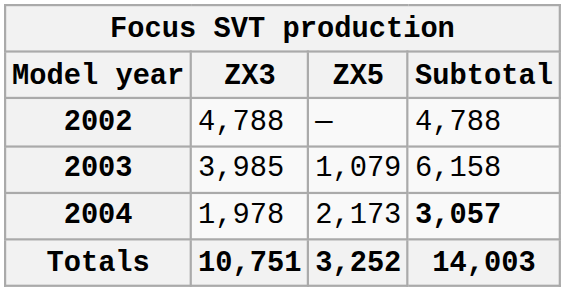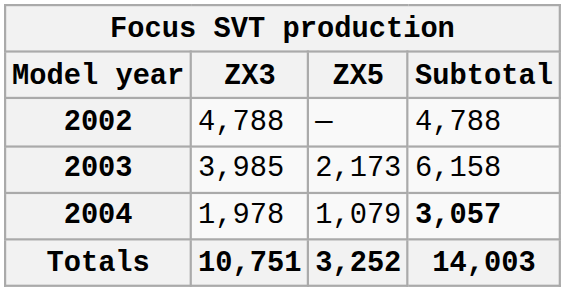(358, 169) 1,079 -> (358, 169) 2,173
(358, 216) 2,173 -> (358, 216) 1,079
